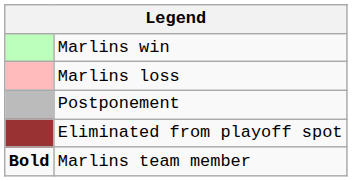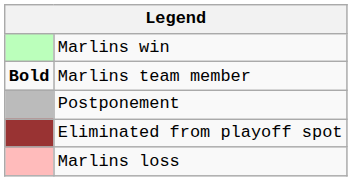rows swapped: (119, 76) <-> (154, 161)
